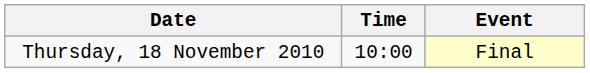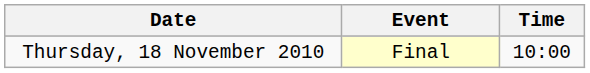columns swapped: (384, 21) <-> (505, 21)
